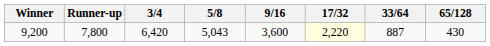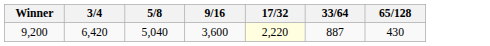- column: (95, 13)
(215, 32) 5,043 -> (155, 32) 5,040
